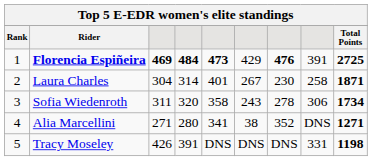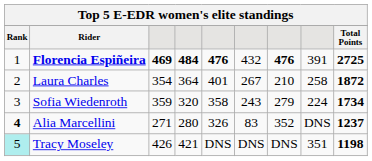(218, 59) 473 -> (218, 59) 476
(251, 59) 429 -> (251, 59) 432
(162, 80) 304 -> (162, 80) 354
(188, 80) 314 -> (188, 80) 364
(284, 80) 230 -> (284, 80) 210
(350, 80) 1871 -> (350, 80) 1872
(162, 101) 311 -> (162, 101) 359
(284, 101) 278 -> (284, 101) 279
(317, 101) 306 -> (317, 101) 224
(17, 123) normal -> (17, 123) bold
(218, 123) 341 -> (218, 123) 326
(251, 123) 38 -> (251, 123) 83
(350, 123) 1271 -> (350, 123) 1237
(17, 144) no background -> (17, 144) paleturquoise background
(188, 144) 391 -> (188, 144) 421
(317, 144) 331 -> (317, 144) 351
